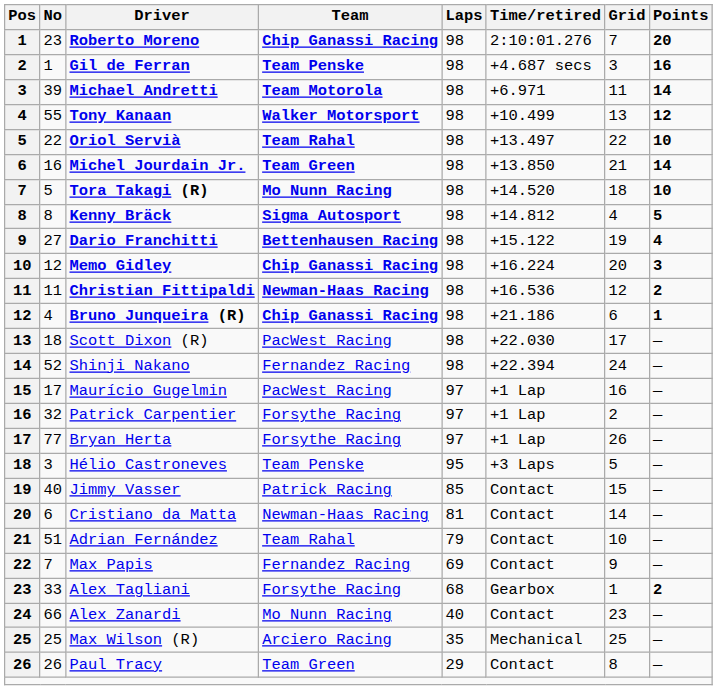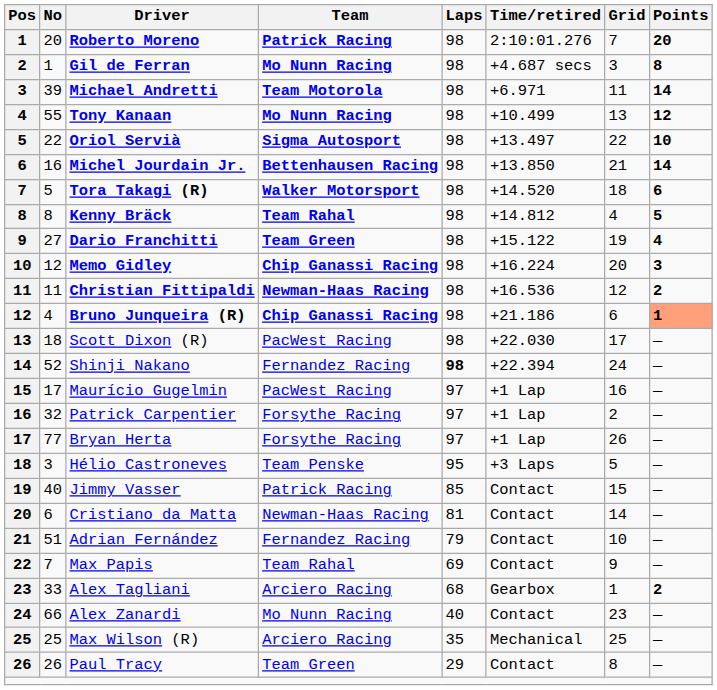(53, 42) 23 -> (53, 42) 20
(350, 42) Chip Ganassi Racing -> (327, 42) Patrick Racing
(313, 67) Team Penske -> (327, 67) Mo Nunn Racing
(662, 67) 16 -> (658, 67) 8
(341, 117) Walker Motorsport -> (327, 117) Mo Nunn Racing
(308, 142) Team Rahal -> (332, 142) Sigma Autosport
(308, 167) Team Green -> (350, 167) Bettenhausen Racing
(327, 192) Mo Nunn Racing -> (341, 192) Walker Motorsport
(662, 192) 10 -> (658, 192) 6
(332, 217) Sigma Autosport -> (308, 217) Team Rahal
(350, 242) Bettenhausen Racing -> (308, 242) Team Green
(658, 316) no background -> (658, 316) lightsalmon background
(455, 366) normal -> (455, 366) bold
(308, 541) Team Rahal -> (336, 541) Fernandez Racing
(336, 566) Fernandez Racing -> (308, 566) Team Rahal
(332, 591) Forsythe Racing -> (327, 591) Arciero Racing
